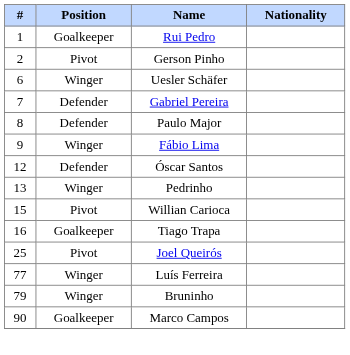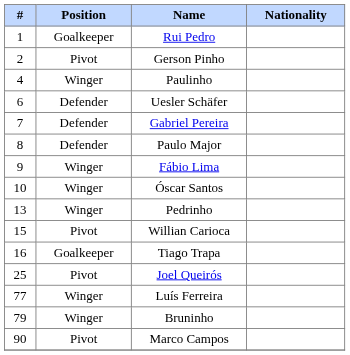+ row: (189, 80)
(84, 80) Winger -> (84, 101) Defender
(20, 166) 12 -> (20, 188) 10
(84, 166) Defender -> (84, 188) Winger
(84, 317) Goalkeeper -> (84, 339) Pivot
